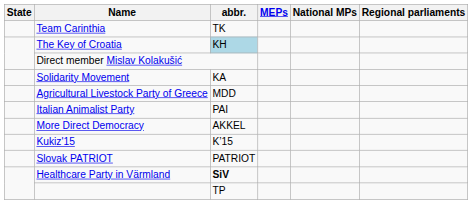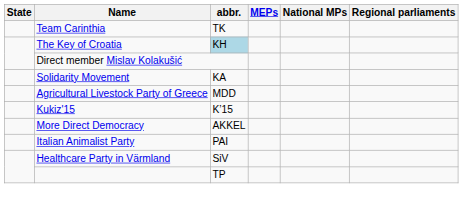rows swapped: (85, 110) <-> (56, 142)
- row: (75, 158)
(221, 175) bold -> (220, 158) normal
